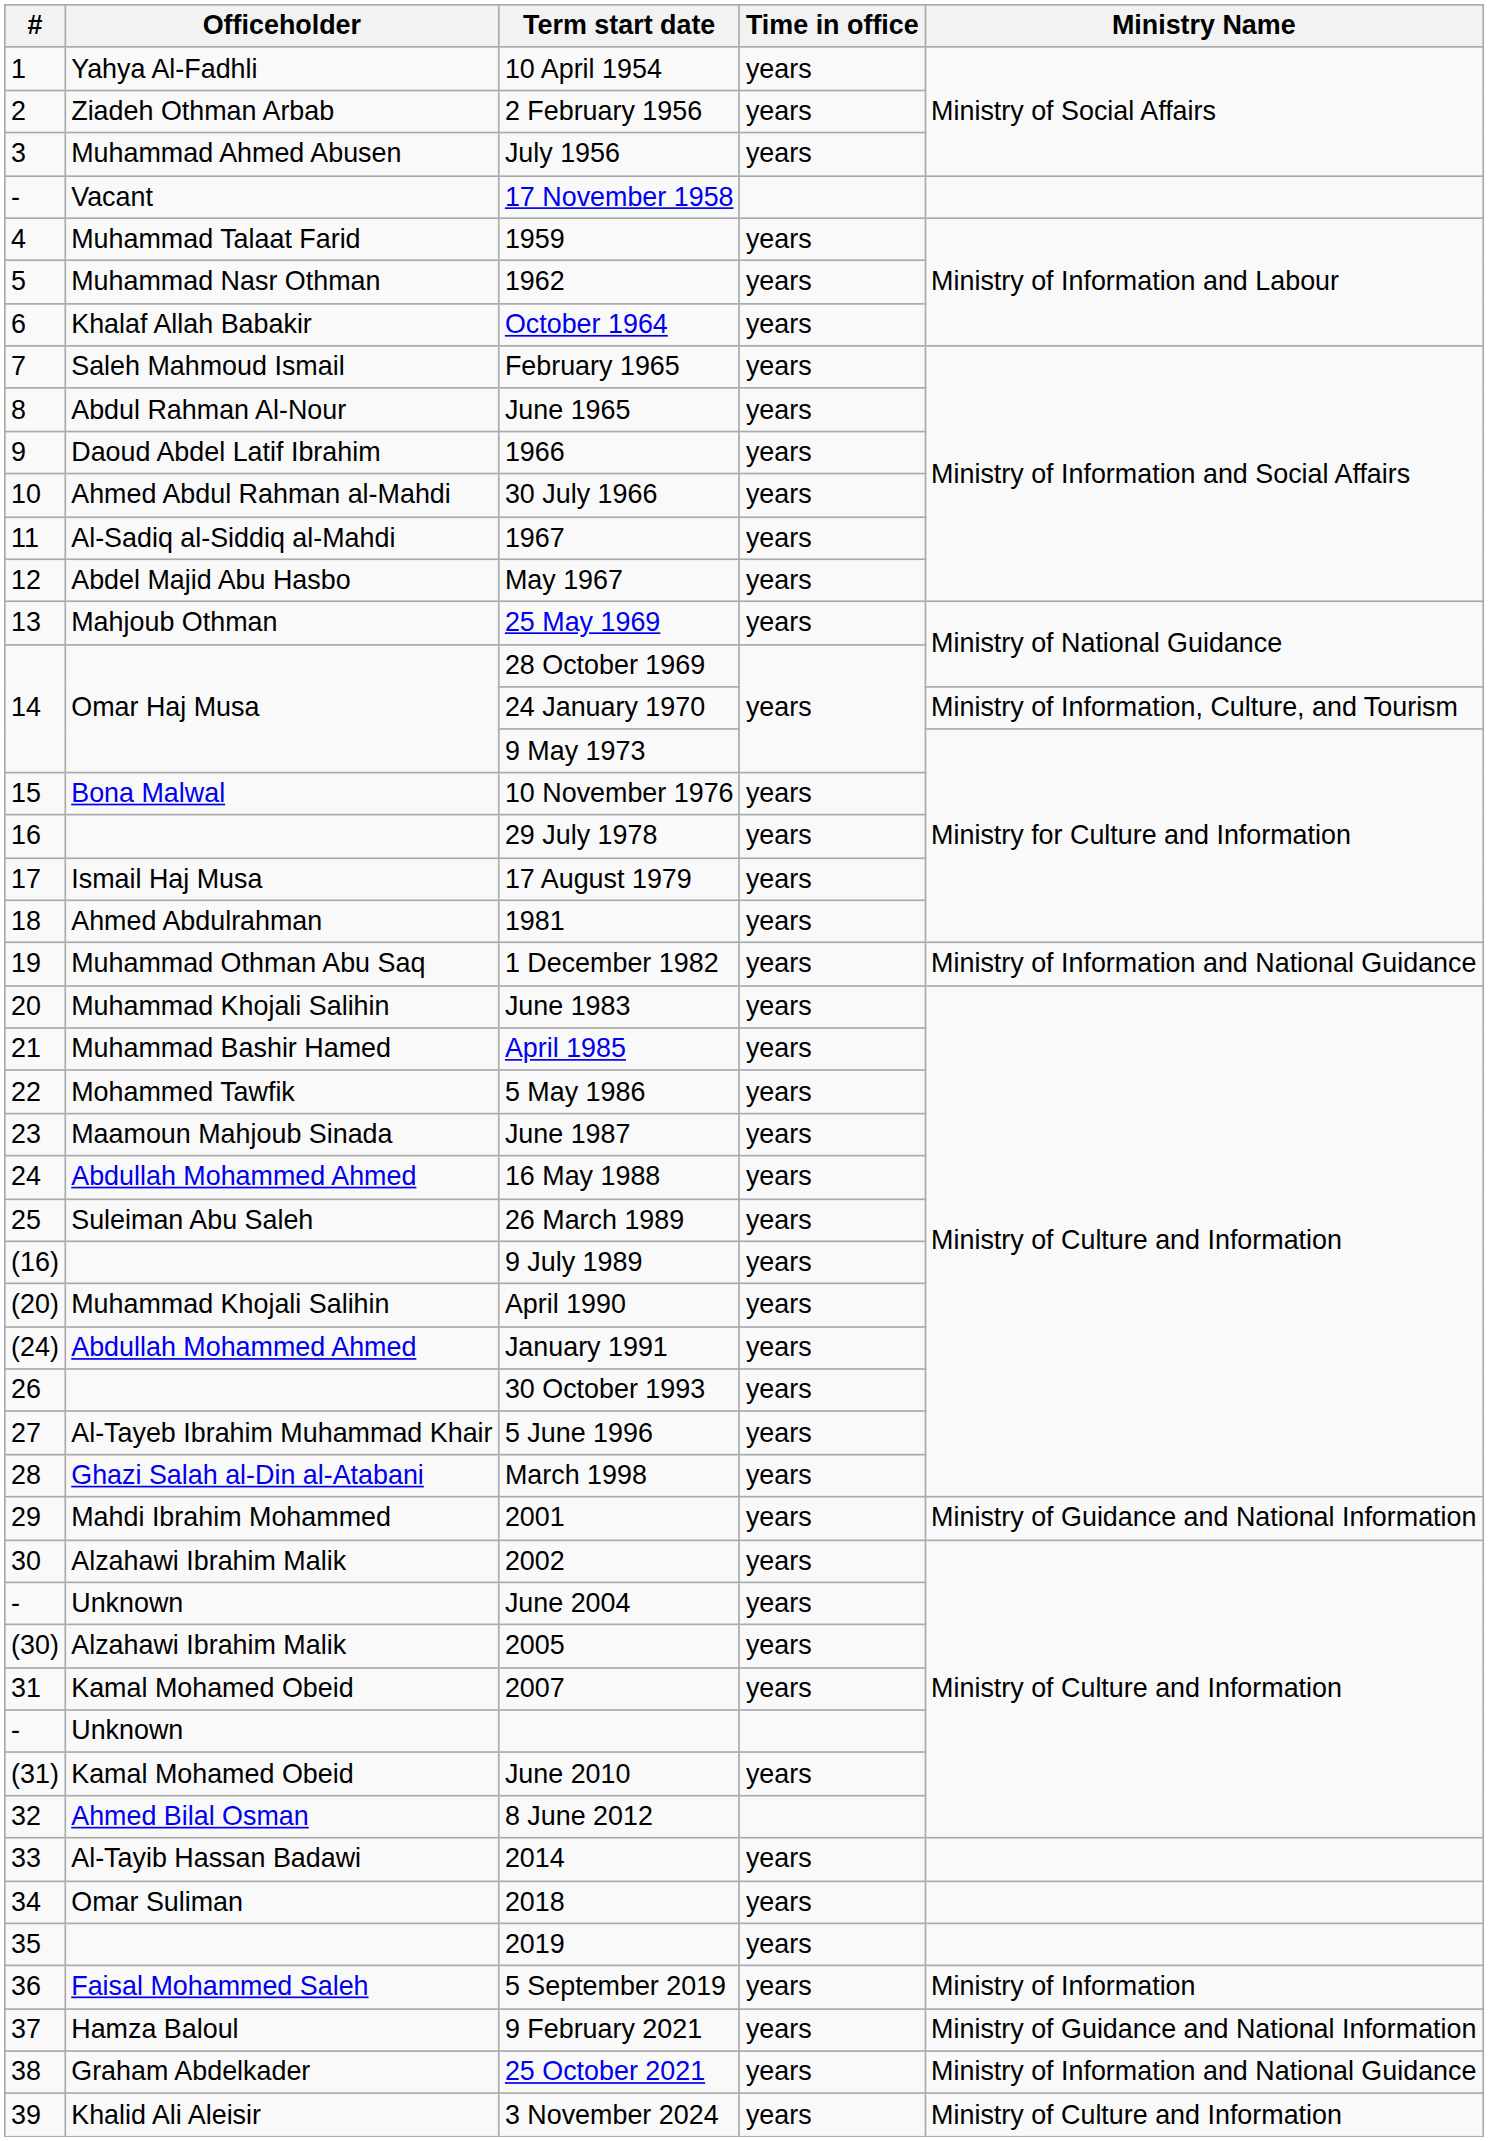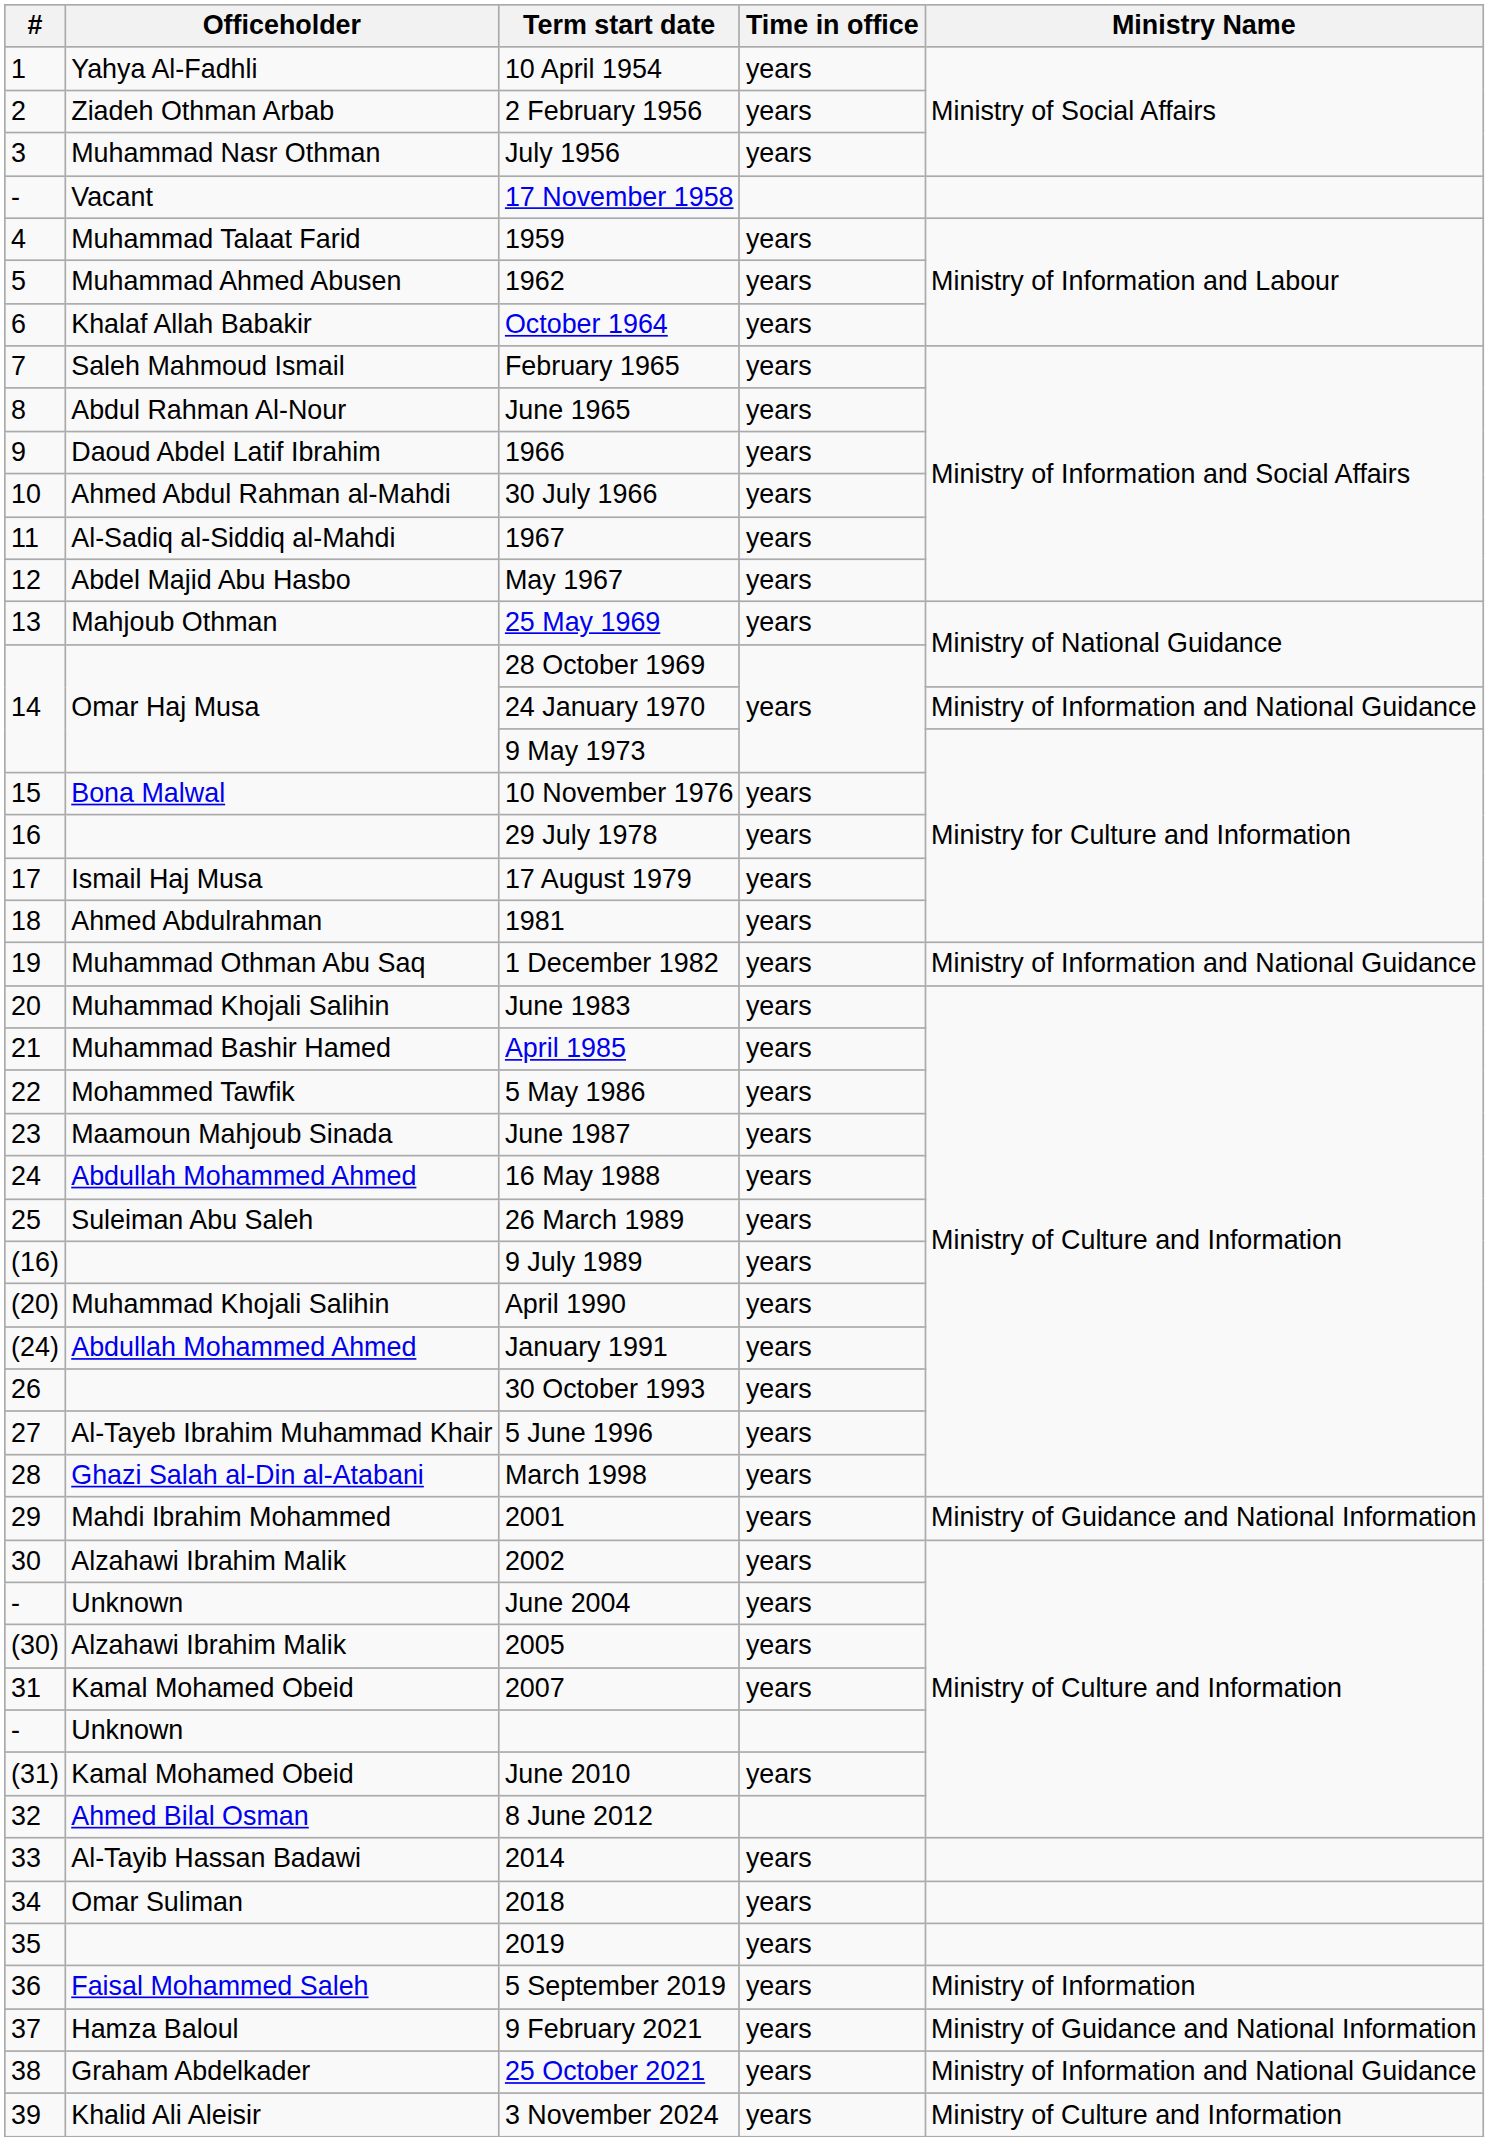(236, 153) Muhammad Ahmed Abusen -> (226, 153) Muhammad Nasr Othman
(226, 281) Muhammad Nasr Othman -> (236, 281) Muhammad Ahmed Abusen
(1195, 707) Ministry of Information, Culture, and Tourism -> (1204, 707) Ministry of Information and National Guidance
